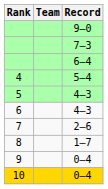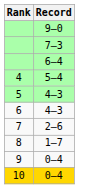- column: (48, 13)
